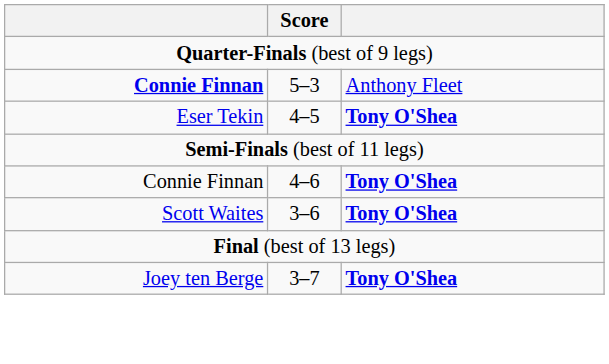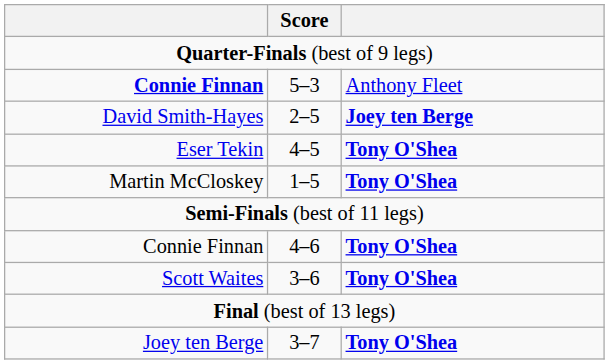+ row: (183, 117)
+ row: (186, 181)
